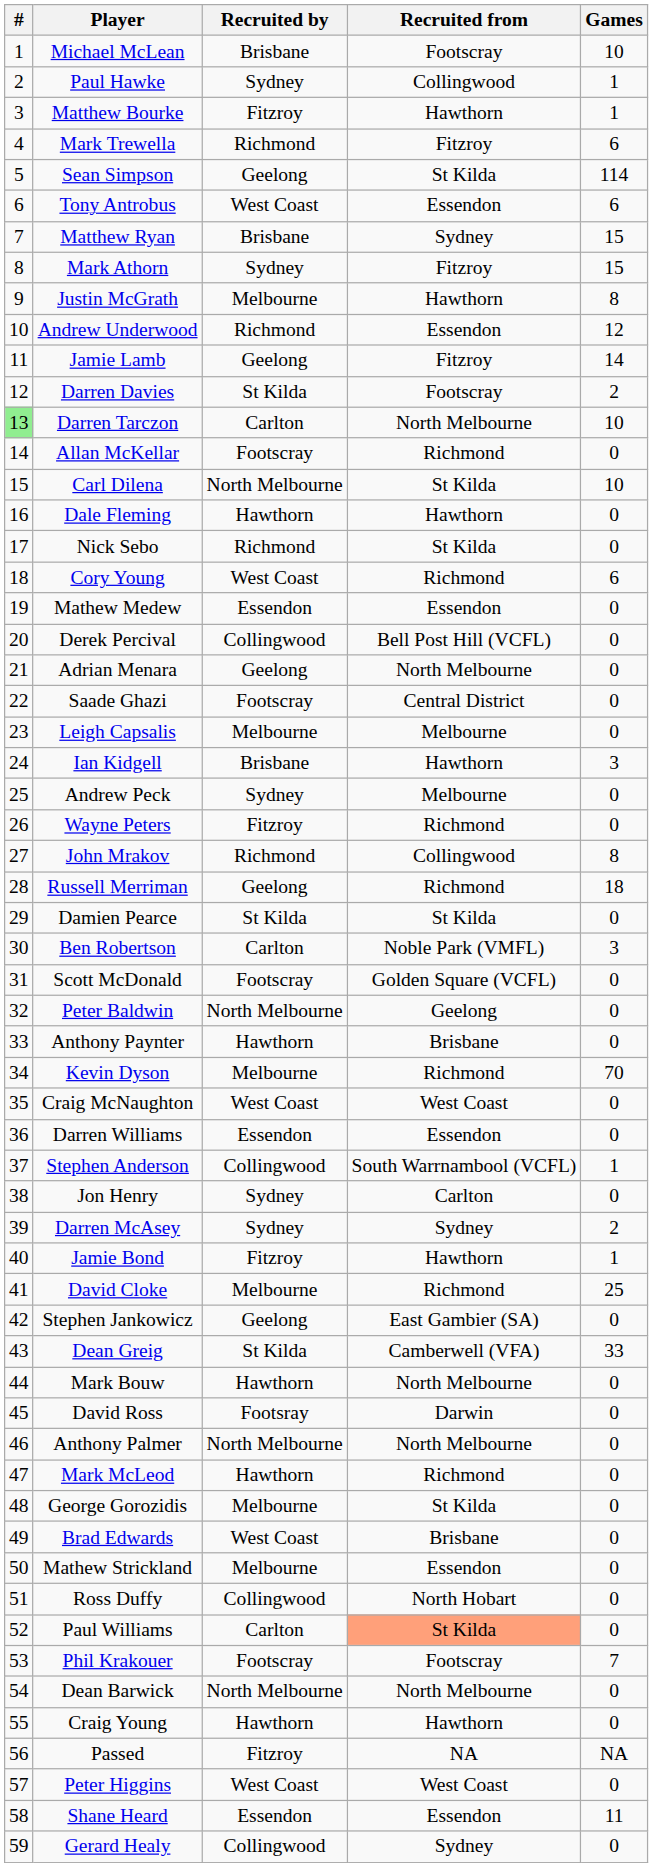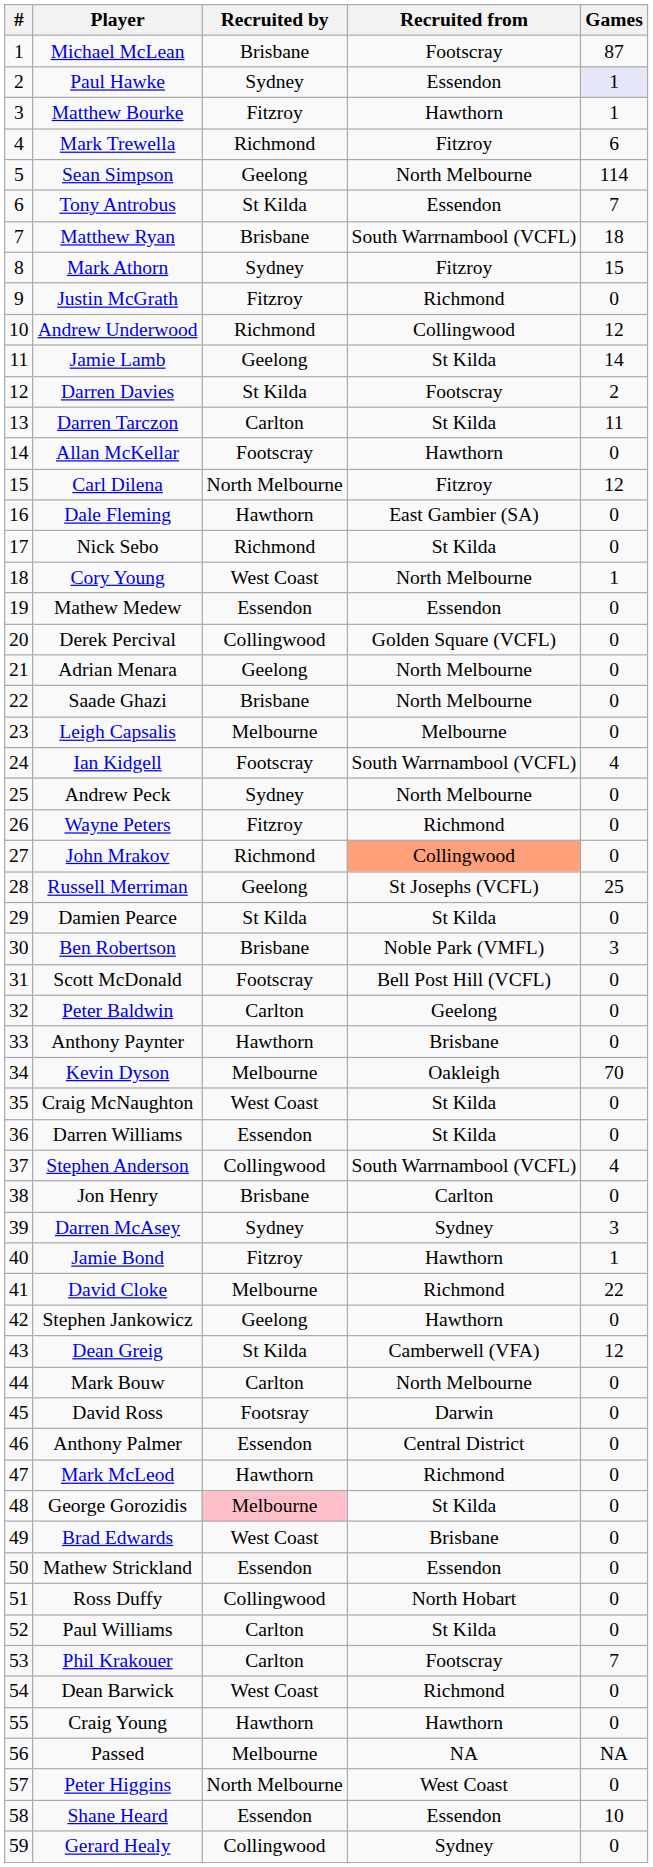(614, 50) 10 -> (614, 50) 87
(464, 81) Collingwood -> (464, 81) Essendon
(614, 81) no background -> (614, 81) lavender background
(464, 174) St Kilda -> (464, 174) North Melbourne
(275, 205) West Coast -> (275, 205) St Kilda
(614, 205) 6 -> (614, 205) 7
(464, 236) Sydney -> (464, 236) South Warrnambool (VCFL)
(614, 236) 15 -> (614, 236) 18
(275, 298) Melbourne -> (275, 298) Fitzroy
(464, 298) Hawthorn -> (464, 298) Richmond
(614, 298) 8 -> (614, 298) 0
(464, 329) Essendon -> (464, 329) Collingwood
(464, 360) Fitzroy -> (464, 360) St Kilda
(19, 422) lightgreen background -> (19, 422) no background
(464, 422) North Melbourne -> (464, 422) St Kilda
(614, 422) 10 -> (614, 422) 11
(464, 453) Richmond -> (464, 453) Hawthorn
(464, 484) St Kilda -> (464, 484) Fitzroy
(614, 484) 10 -> (614, 484) 12
(464, 515) Hawthorn -> (464, 515) East Gambier (SA)
(464, 577) Richmond -> (464, 577) North Melbourne
(614, 577) 6 -> (614, 577) 1
(464, 639) Bell Post Hill (VCFL) -> (464, 639) Golden Square (VCFL)
(275, 701) Footscray -> (275, 701) Brisbane
(464, 701) Central District -> (464, 701) North Melbourne
(275, 762) Brisbane -> (275, 762) Footscray
(464, 762) Hawthorn -> (464, 762) South Warrnambool (VCFL)
(614, 762) 3 -> (614, 762) 4
(464, 793) Melbourne -> (464, 793) North Melbourne
(464, 855) no background -> (464, 855) lightsalmon background
(614, 855) 8 -> (614, 855) 0
(464, 886) Richmond -> (464, 886) St Josephs (VCFL)
(614, 886) 18 -> (614, 886) 25
(275, 948) Carlton -> (275, 948) Brisbane
(464, 979) Golden Square (VCFL) -> (464, 979) Bell Post Hill (VCFL)
(275, 1010) North Melbourne -> (275, 1010) Carlton
(464, 1072) Richmond -> (464, 1072) Oakleigh
(464, 1103) West Coast -> (464, 1103) St Kilda
(464, 1134) Essendon -> (464, 1134) St Kilda
(614, 1165) 1 -> (614, 1165) 4
(275, 1196) Sydney -> (275, 1196) Brisbane
(614, 1227) 2 -> (614, 1227) 3
(614, 1289) 25 -> (614, 1289) 22
(464, 1320) East Gambier (SA) -> (464, 1320) Hawthorn
(614, 1351) 33 -> (614, 1351) 12
(275, 1382) Hawthorn -> (275, 1382) Carlton
(275, 1444) North Melbourne -> (275, 1444) Essendon
(464, 1444) North Melbourne -> (464, 1444) Central District
(275, 1505) no background -> (275, 1505) pink background
(275, 1567) Melbourne -> (275, 1567) Essendon
(464, 1629) lightsalmon background -> (464, 1629) no background
(275, 1660) Footscray -> (275, 1660) Carlton
(275, 1691) North Melbourne -> (275, 1691) West Coast
(464, 1691) North Melbourne -> (464, 1691) Richmond
(275, 1753) Fitzroy -> (275, 1753) Melbourne
(275, 1784) West Coast -> (275, 1784) North Melbourne
(614, 1815) 11 -> (614, 1815) 10
